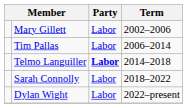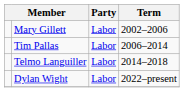(105, 62) bold -> (104, 62) normal
- row: (47, 78)
